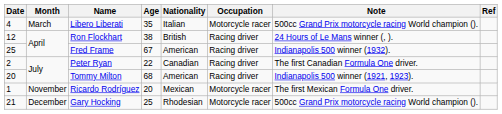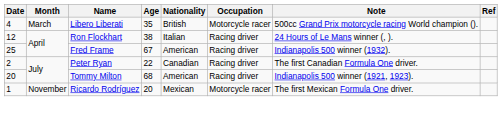(174, 24) Italian -> (175, 24) British
(175, 37) British -> (174, 37) Italian
- row: (95, 102)
